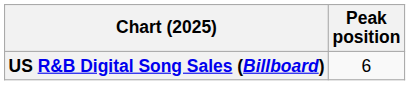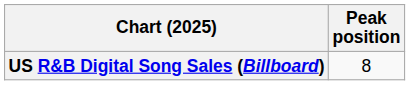(366, 65) 6 -> (366, 65) 8
